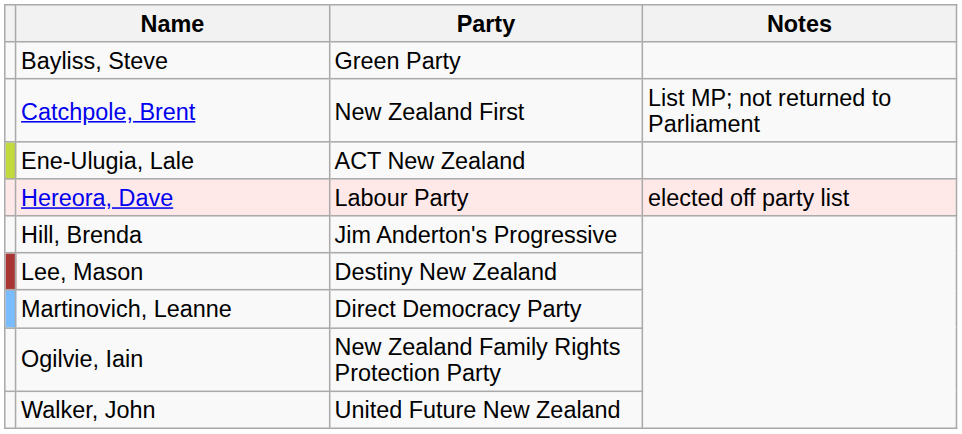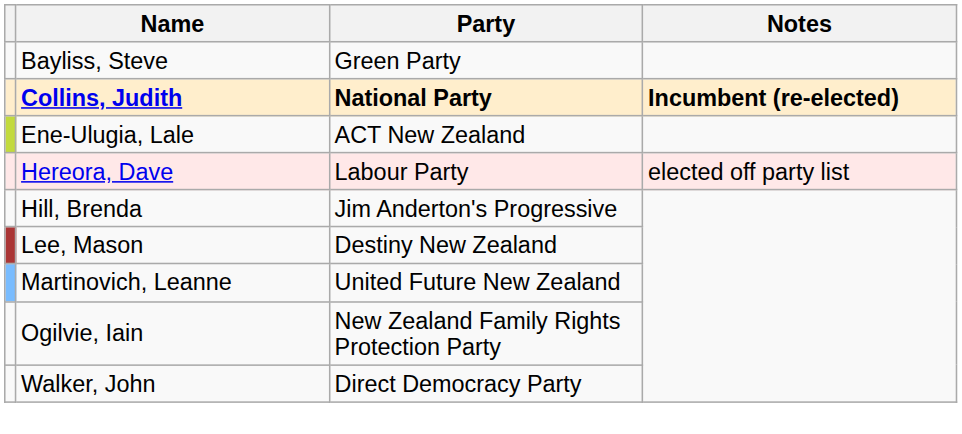- row: (108, 111)
+ row: (102, 98)
(458, 309) Direct Democracy Party -> (478, 283) United Future New Zealand
(478, 409) United Future New Zealand -> (458, 383) Direct Democracy Party
